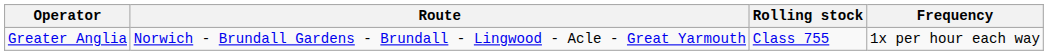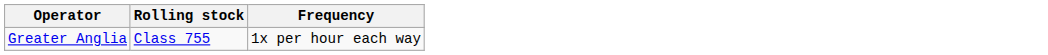- column: (440, 16)
